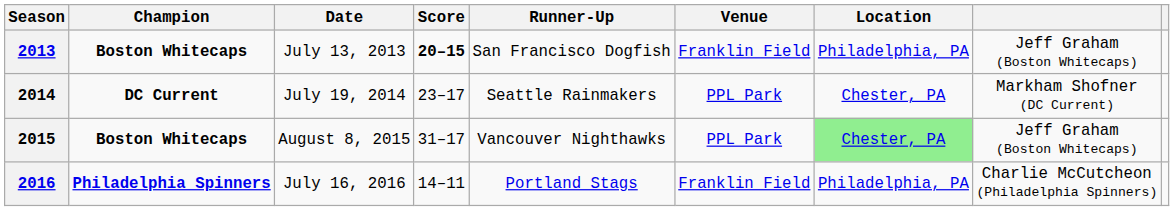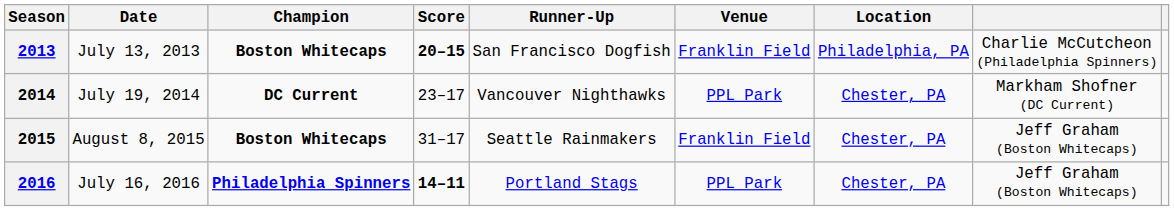columns swapped: (344, 17) <-> (172, 17)
(1067, 52) Jeff Graham (Boston Whitecaps) -> (1067, 52) Charlie McCutcheon (Philadelphia Spinners)
(572, 96) Seattle Rainmakers -> (572, 96) Vancouver Nighthawks
(572, 140) Vancouver Nighthawks -> (572, 140) Seattle Rainmakers
(744, 140) PPL Park -> (744, 140) Franklin Field
(893, 140) lightgreen background -> (893, 140) no background
(441, 183) normal -> (441, 183) bold
(744, 183) Franklin Field -> (744, 183) PPL Park
(893, 183) Philadelphia, PA -> (893, 183) Chester, PA
(1067, 183) Charlie McCutcheon (Philadelphia Spinners) -> (1067, 183) Jeff Graham (Boston Whitecaps)
